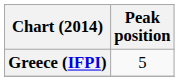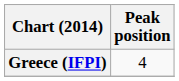(142, 62) 5 -> (142, 62) 4
